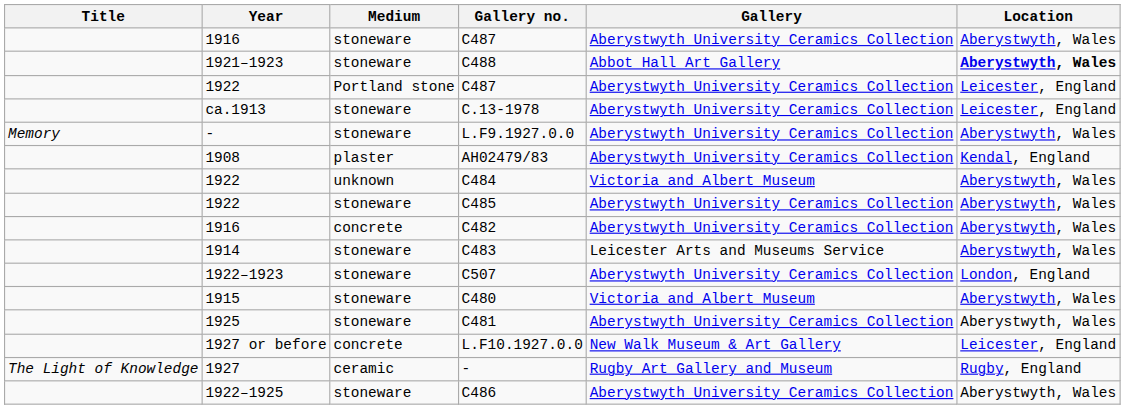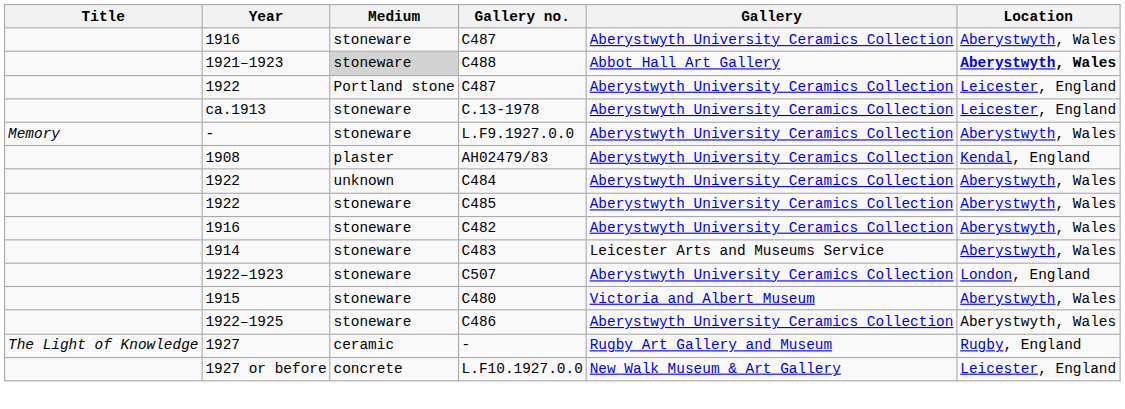(372, 63) no background -> (372, 63) lightgrey background
(702, 181) Victoria and Albert Museum -> (772, 181) Aberystwyth University Ceramics Collection
(368, 228) concrete -> (372, 228) stoneware
- row: (223, 322)
rows swapped: (244, 393) <-> (266, 346)
